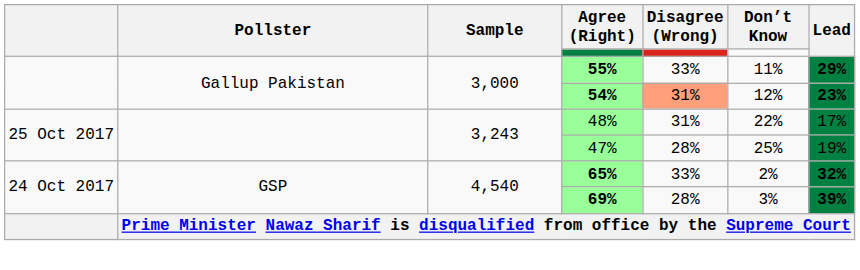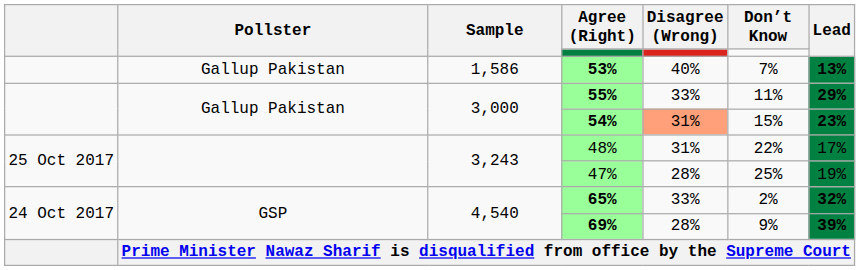+ row: (602, 70)
(768, 96) 12% -> (768, 122) 15%
(768, 200) 3% -> (768, 226) 9%
